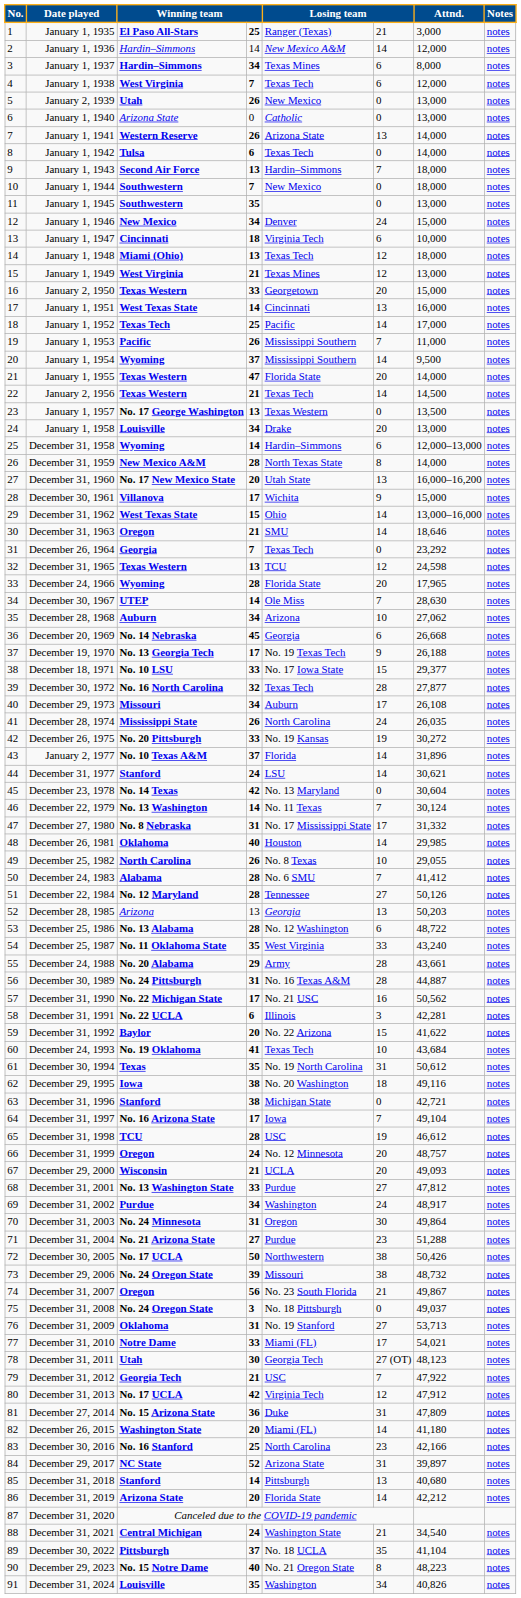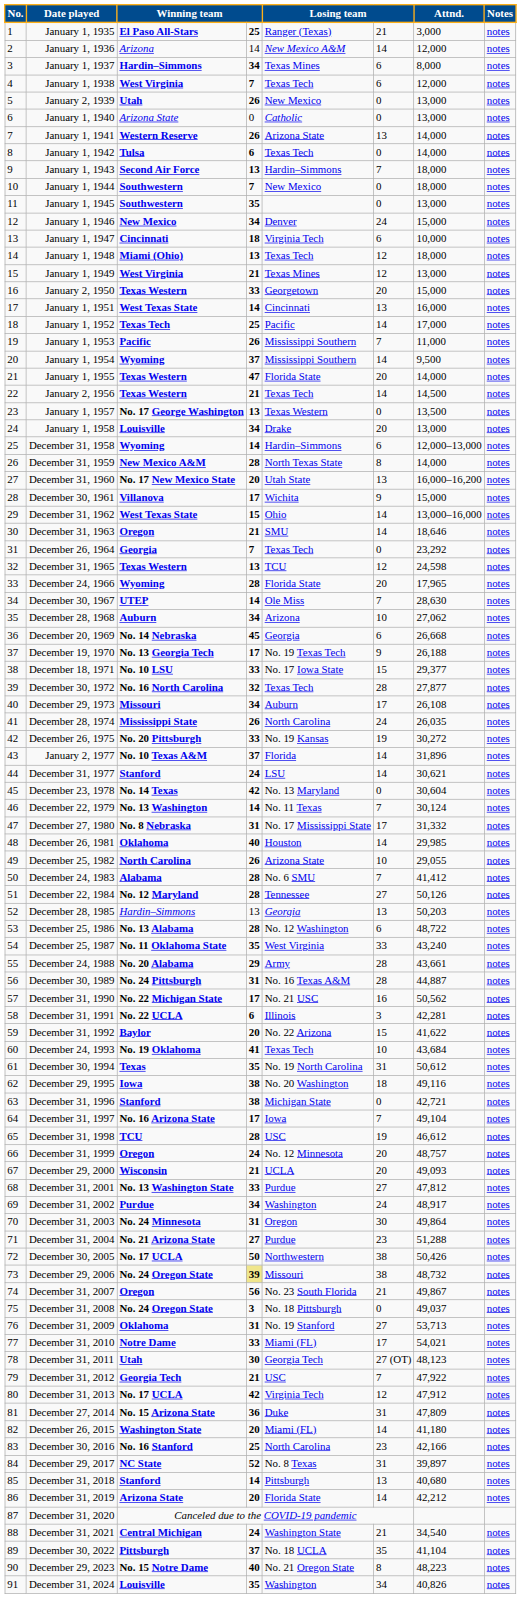(157, 48) Hardin–Simmons -> (137, 48) Arizona
(291, 859) No. 8 Texas -> (294, 859) Arizona State
(137, 911) Arizona -> (157, 911) Hardin–Simmons
(254, 1274) no background -> (254, 1274) khaki background
(294, 1463) Arizona State -> (291, 1463) No. 8 Texas
